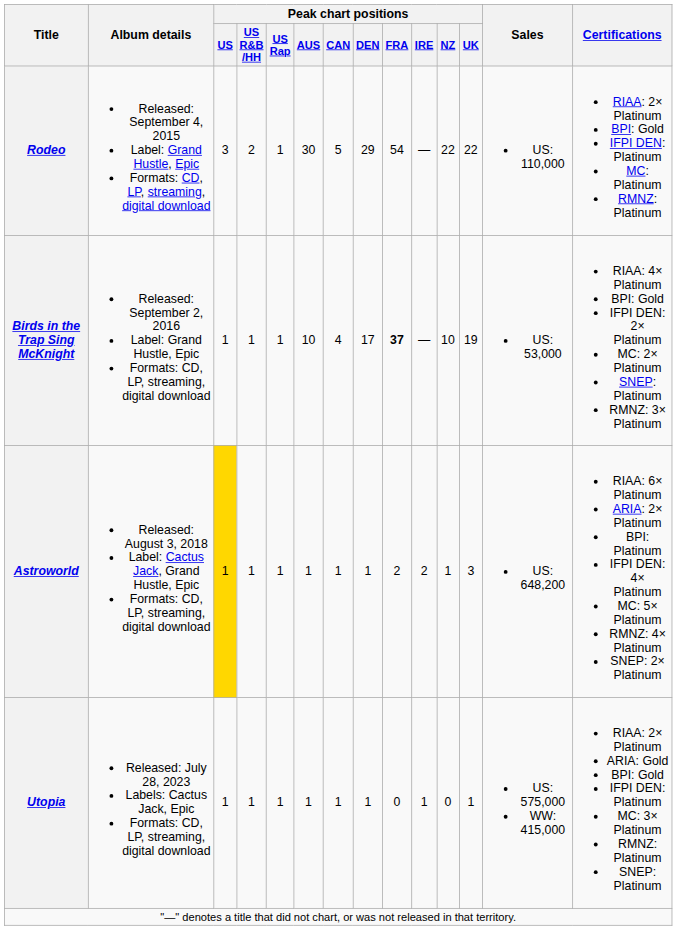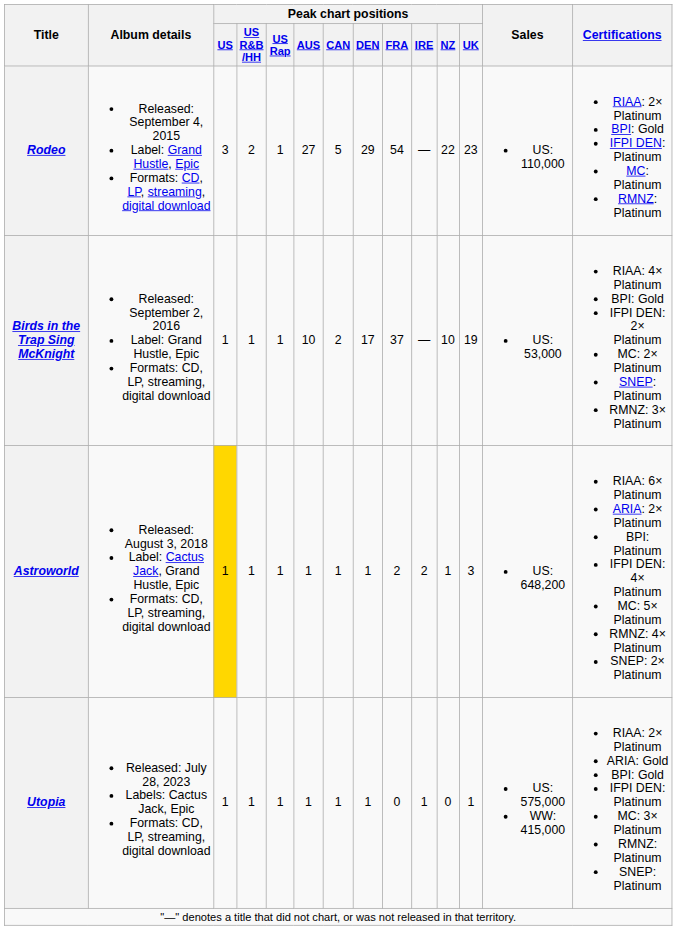(309, 150) 30 -> (309, 150) 27
(471, 150) 22 -> (471, 150) 23
(338, 340) 4 -> (338, 340) 2
(397, 340) bold -> (397, 340) normal
